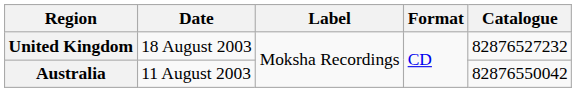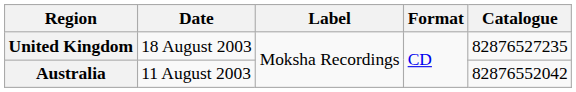(520, 45) 82876527232 -> (520, 45) 82876527235
(520, 73) 82876550042 -> (520, 73) 82876552042
